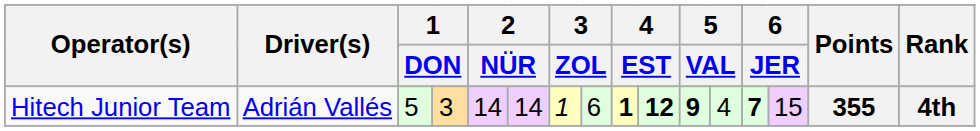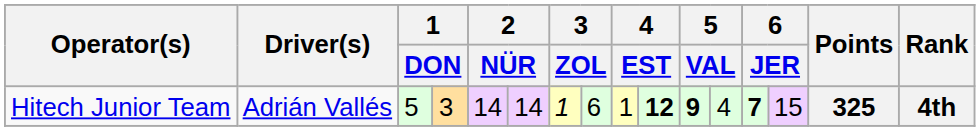(626, 106) bold -> (626, 106) normal
(854, 106) 355 -> (854, 106) 325
